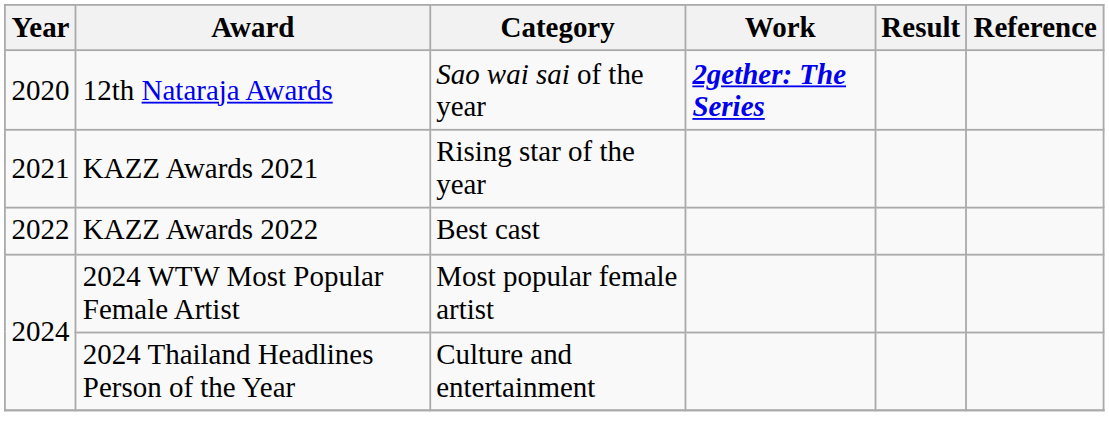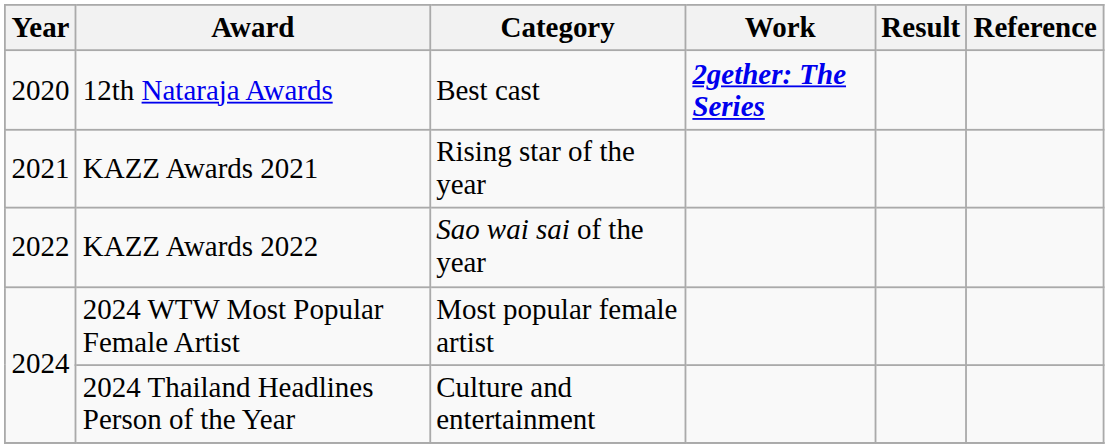(540, 89) Sao wai sai of the year -> (488, 89) Best cast
(488, 230) Best cast -> (540, 246) Sao wai sai of the year
